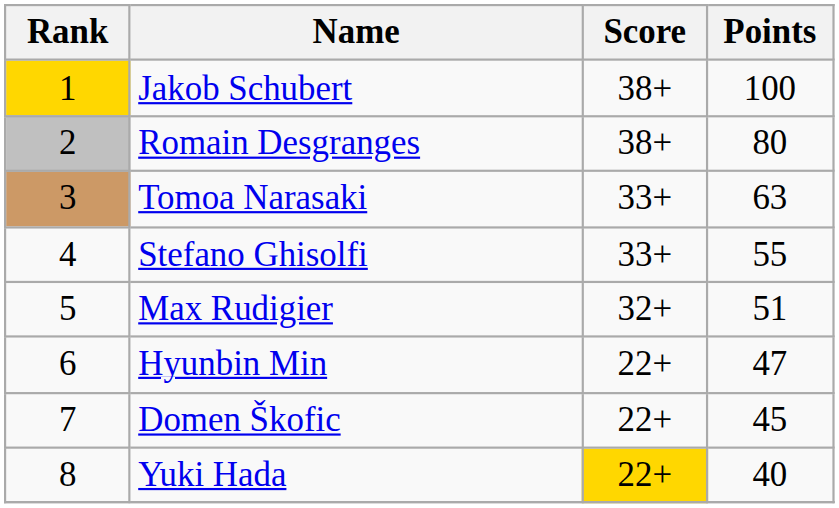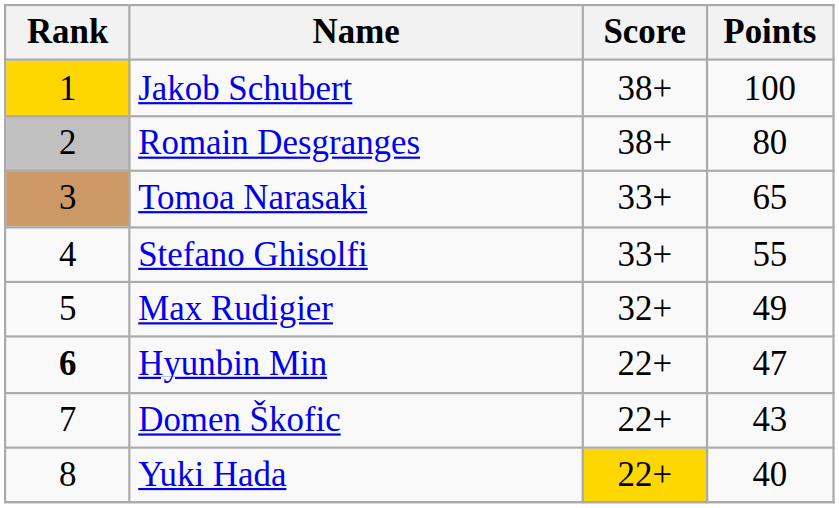(770, 198) 63 -> (770, 198) 65
(770, 308) 51 -> (770, 308) 49
(68, 364) normal -> (68, 364) bold
(770, 419) 45 -> (770, 419) 43
